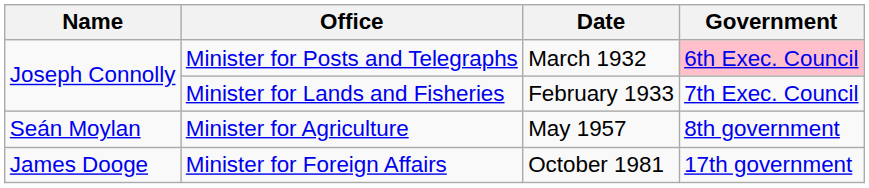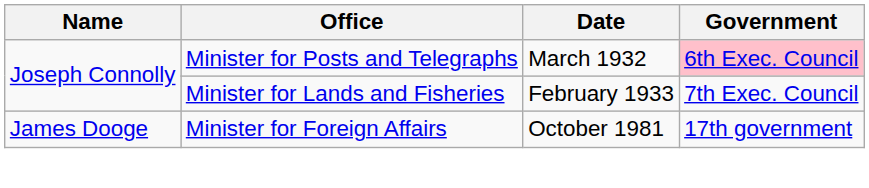- row: (297, 128)
